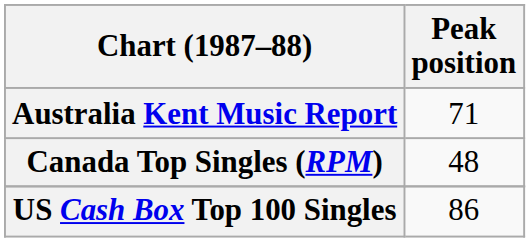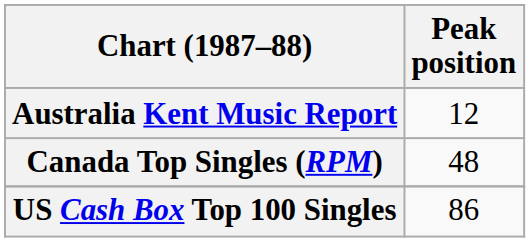(464, 112) 71 -> (464, 112) 12
